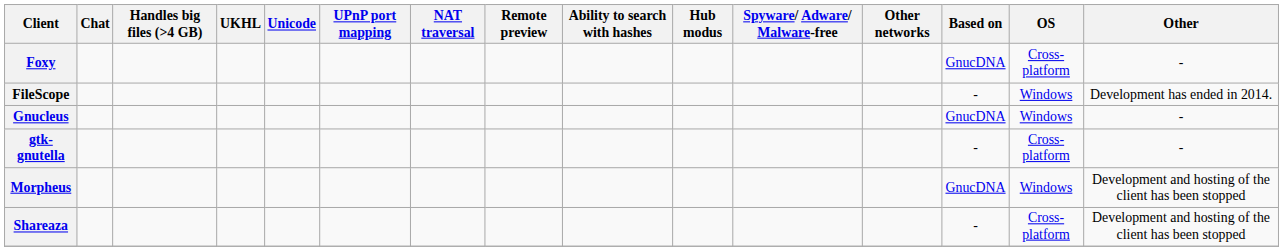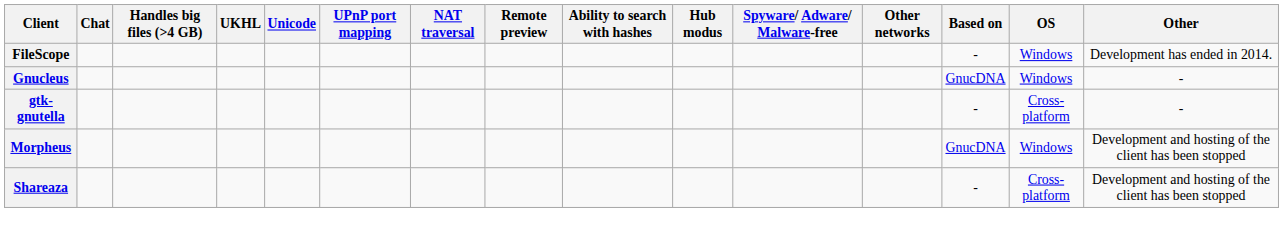- row: (41, 62)
